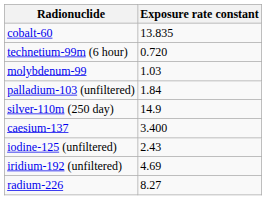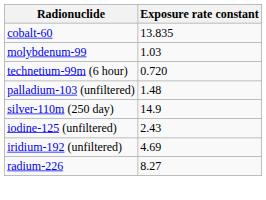rows swapped: (47, 71) <-> (67, 52)
(151, 90) 1.84 -> (151, 90) 1.48
- row: (38, 128)
